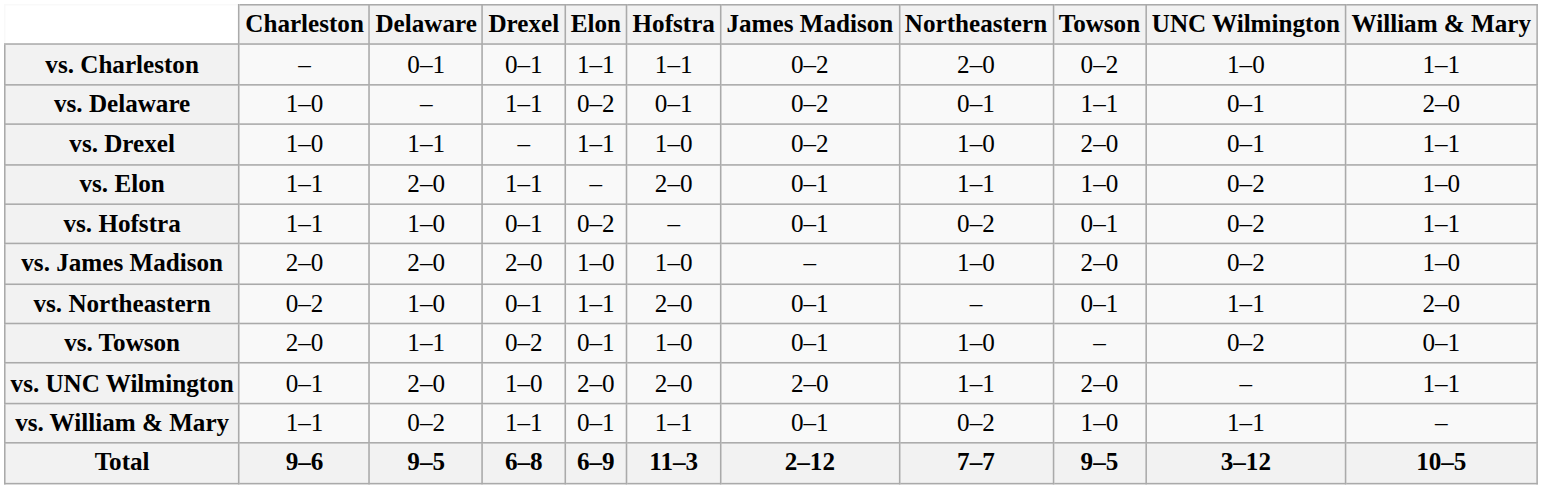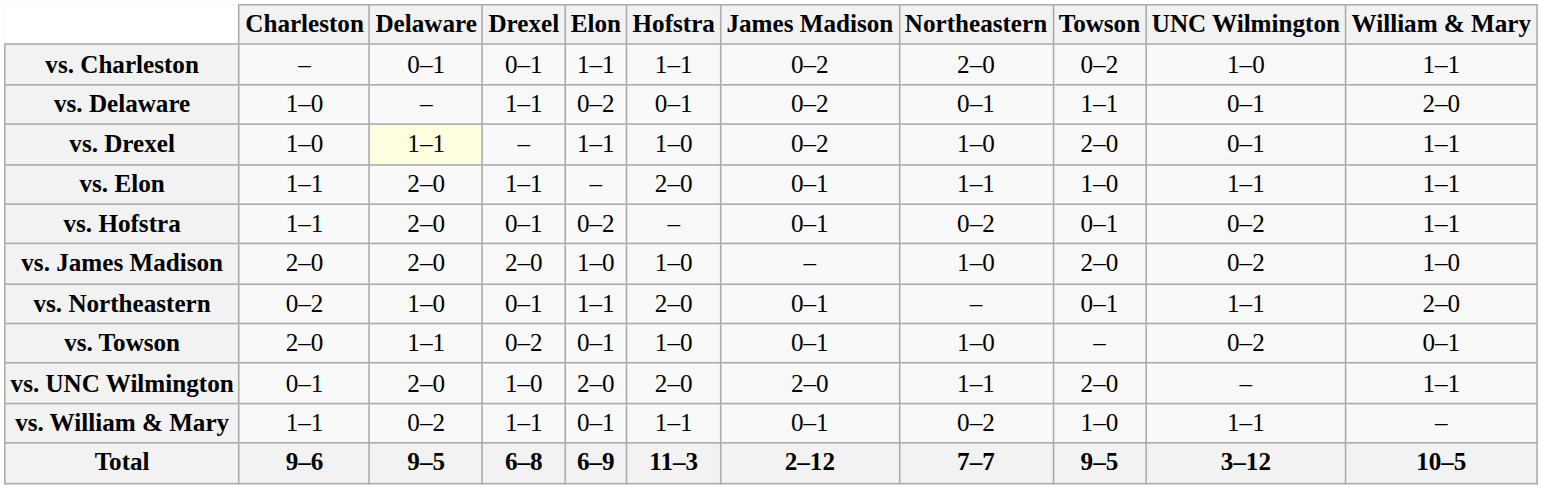(426, 143) no background -> (426, 143) lightyellow background
(1246, 183) 0–2 -> (1246, 183) 1–1
(1441, 183) 1–0 -> (1441, 183) 1–1
(426, 223) 1–0 -> (426, 223) 2–0
